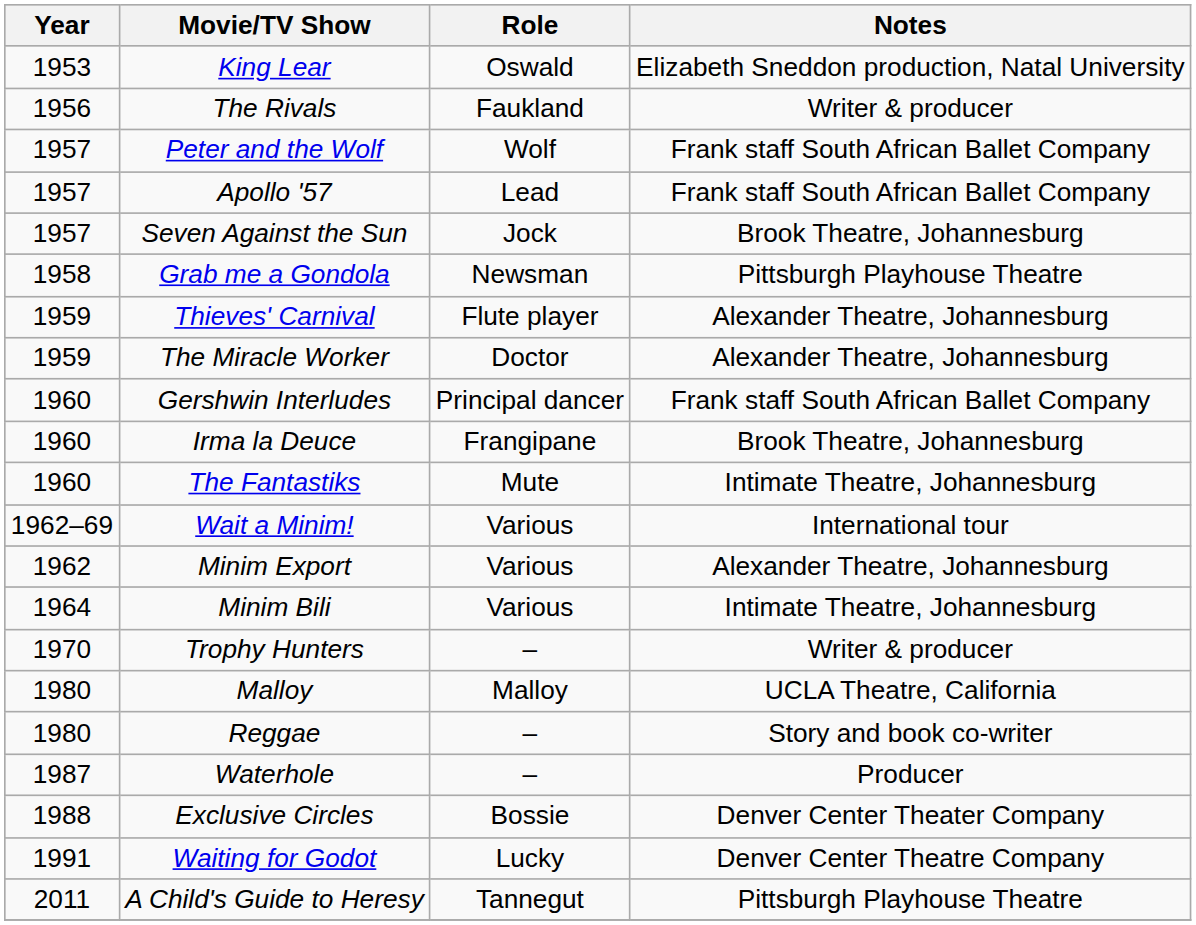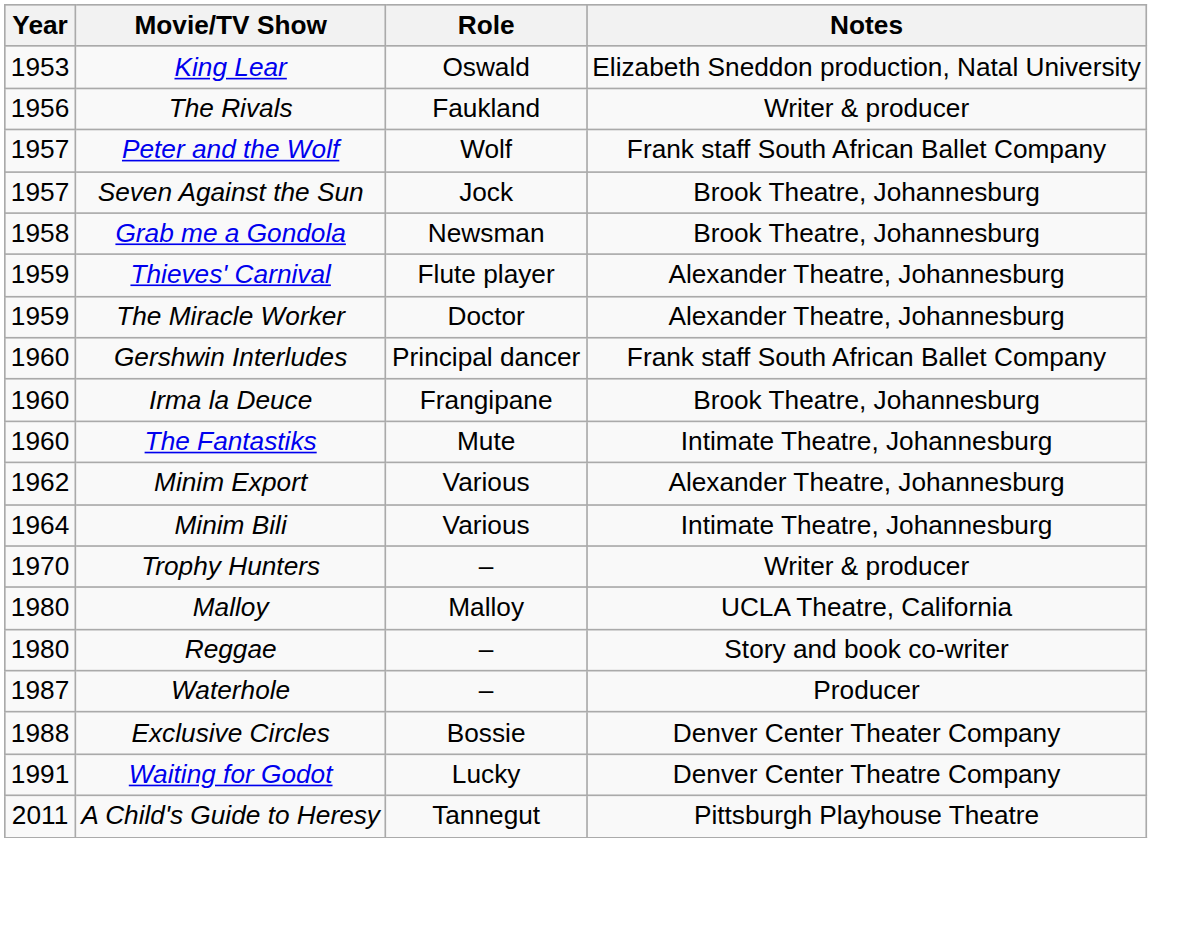- row: (274, 191)
(910, 274) Pittsburgh Playhouse Theatre -> (867, 233) Brook Theatre, Johannesburg
- row: (274, 524)
